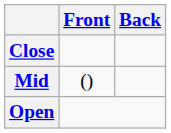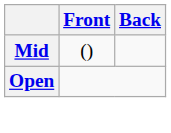- row: (32, 50)
